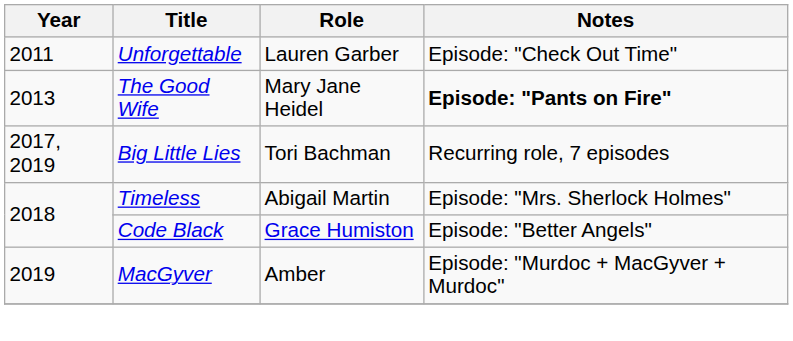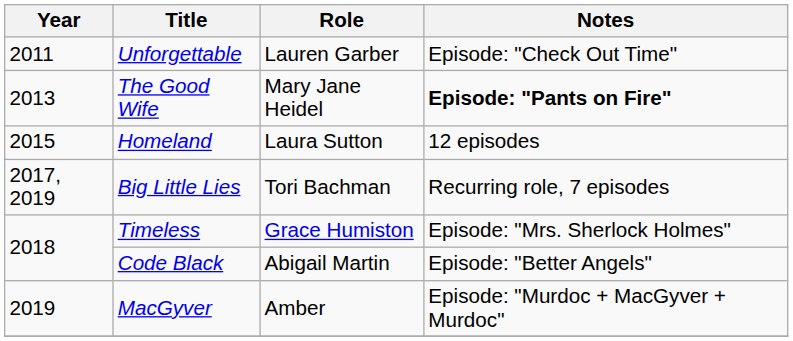+ row: (165, 142)
(327, 198) Abigail Martin -> (339, 230) Grace Humiston
(339, 230) Grace Humiston -> (327, 263) Abigail Martin
